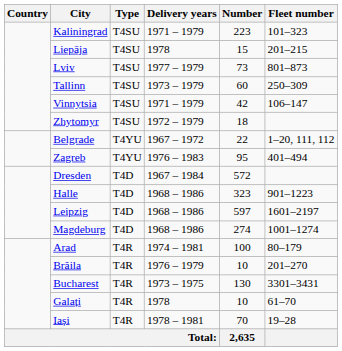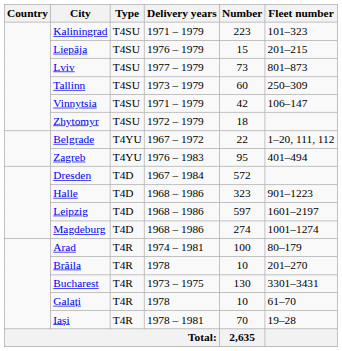(158, 49) 1978 -> (175, 49) 1976 – 1979
(175, 265) 1976 – 1979 -> (158, 265) 1978
